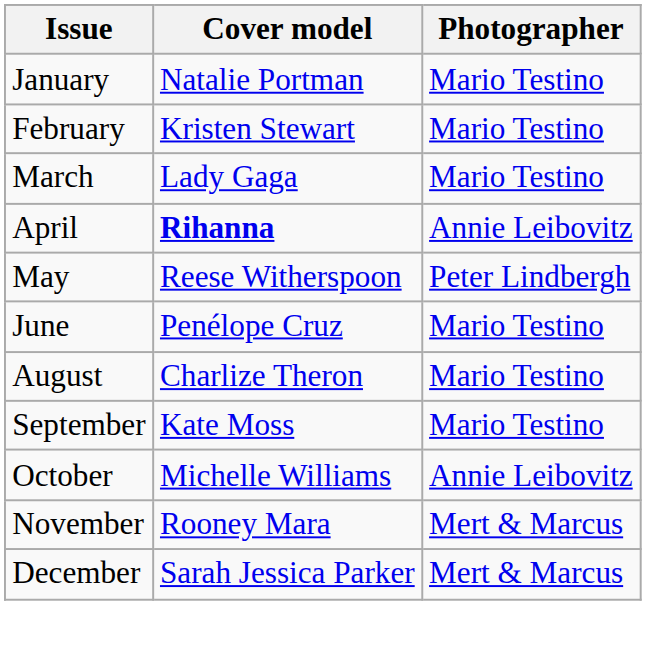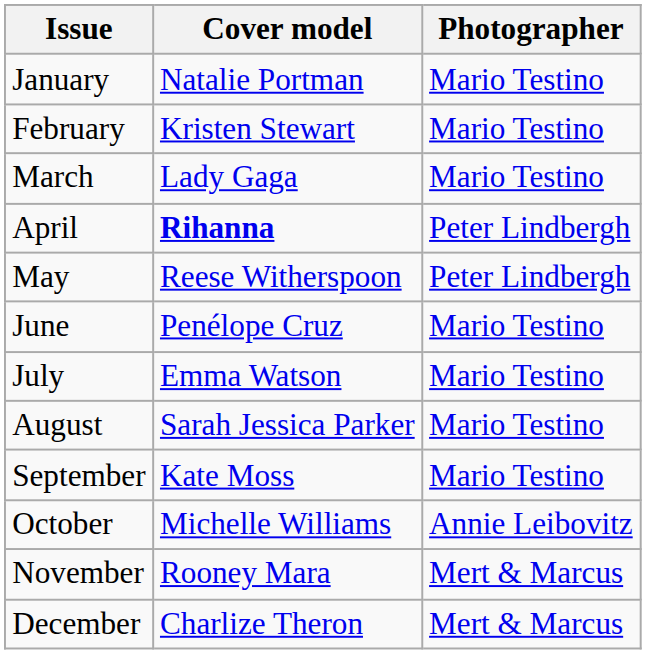(531, 227) Annie Leibovitz -> (530, 227) Peter Lindbergh
+ row: (38, 375)
(261, 375) Charlize Theron -> (287, 425) Sarah Jessica Parker
(287, 573) Sarah Jessica Parker -> (261, 623) Charlize Theron
